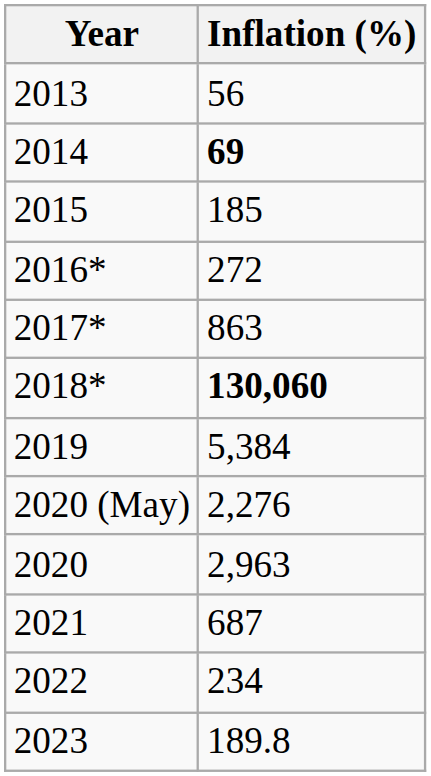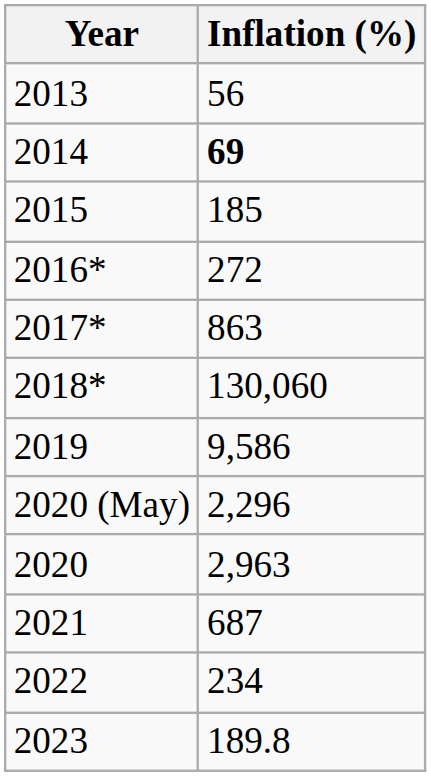(267, 387) bold -> (267, 387) normal
(249, 446) 5,384 -> (249, 446) 9,586
(249, 504) 2,276 -> (249, 504) 2,296
